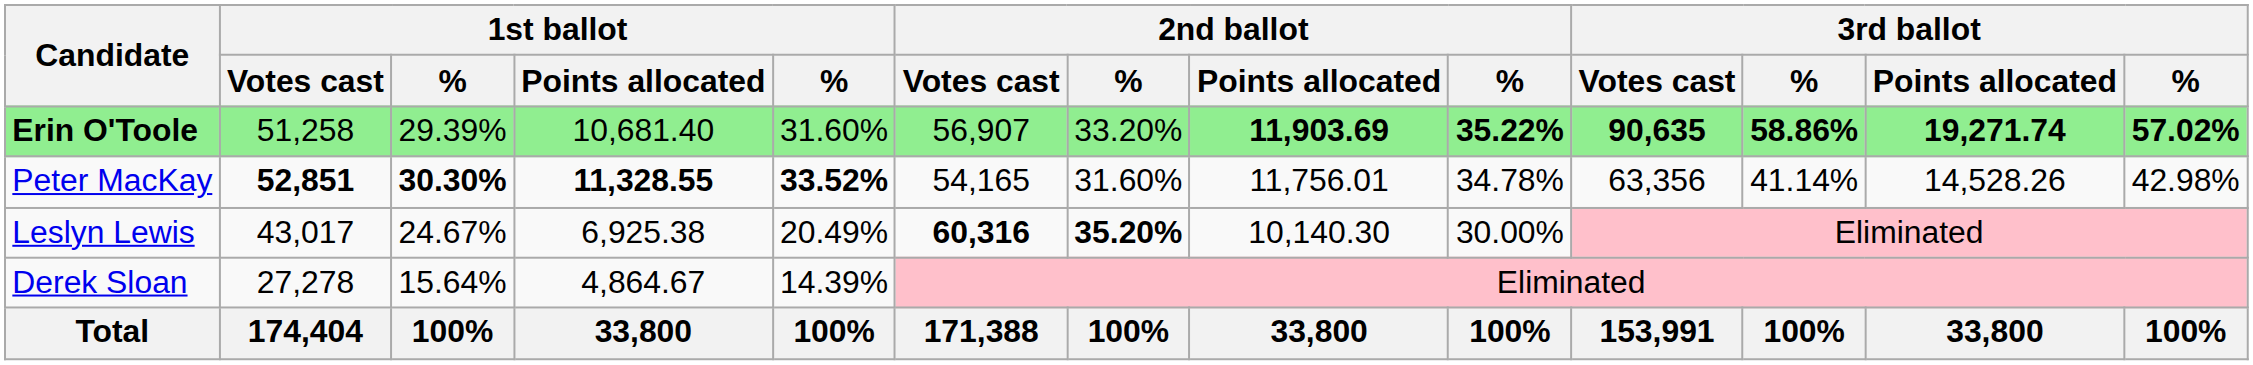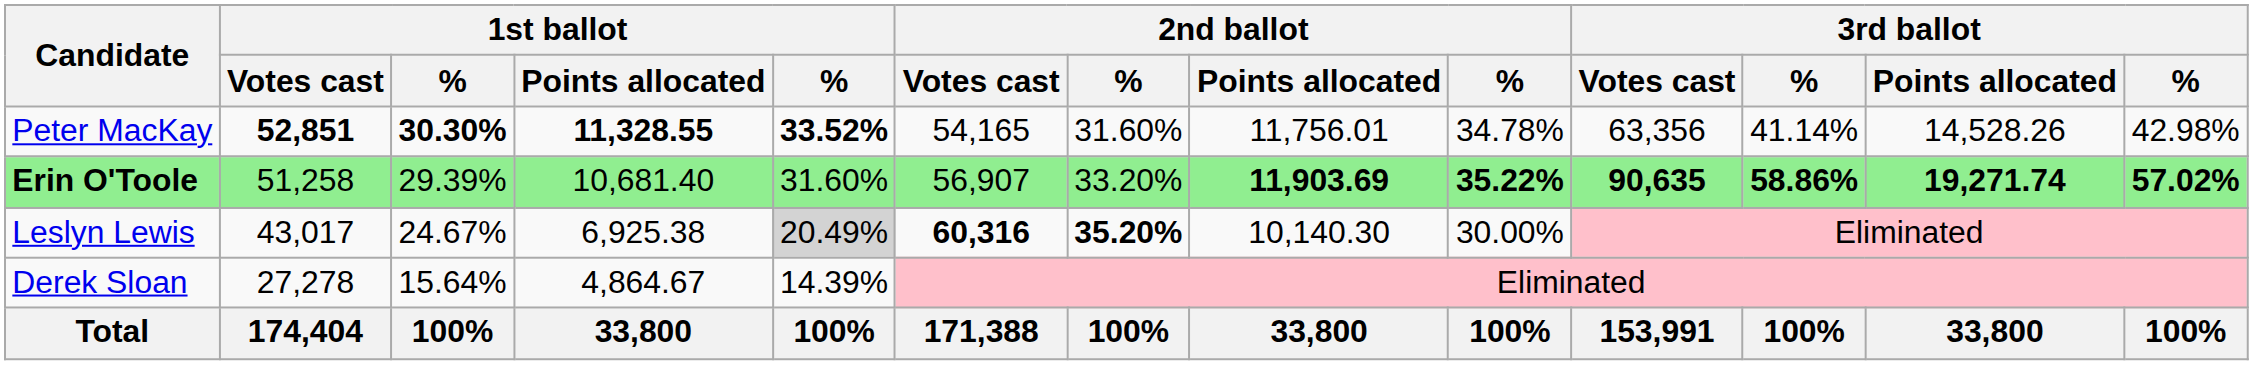rows swapped: (105, 130) <-> (112, 181)
(834, 231) no background -> (834, 231) lightgrey background
